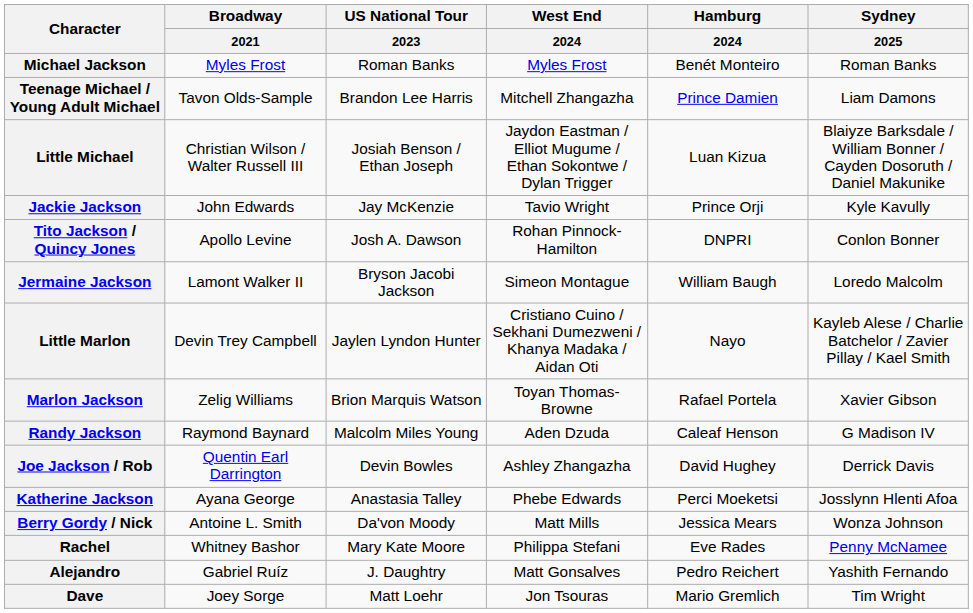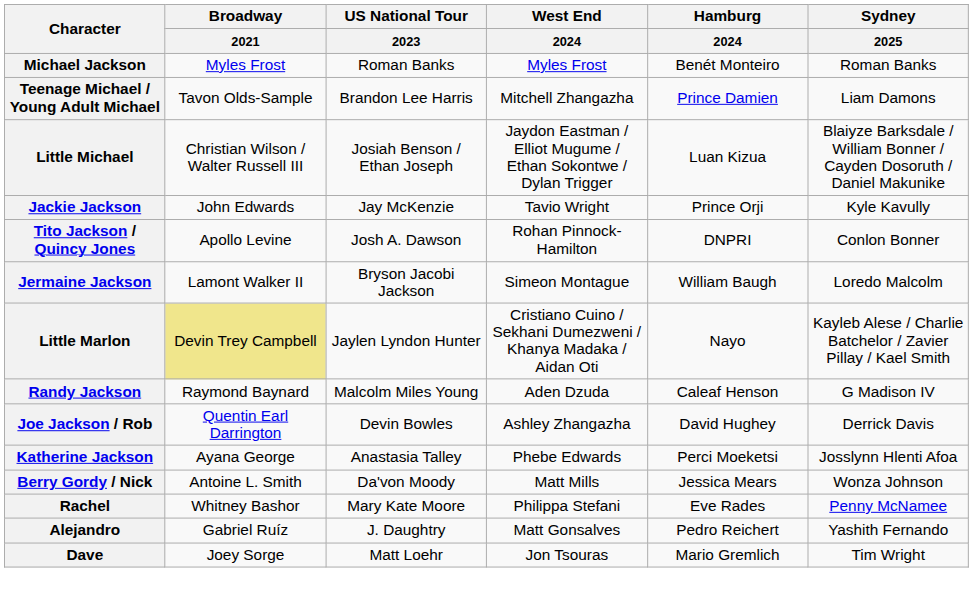(246, 341) no background -> (246, 341) khaki background
- row: (85, 400)
